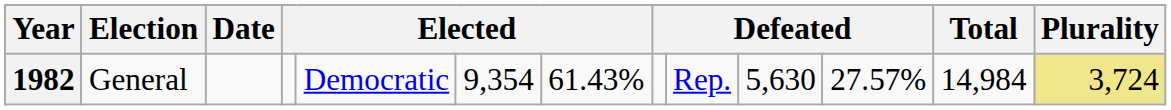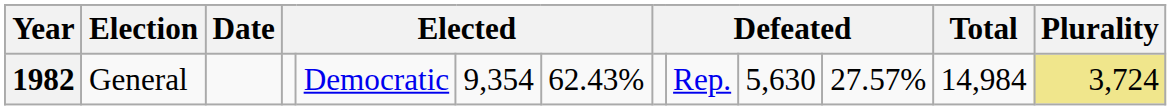(596, 78) 61.43% -> (596, 78) 62.43%
